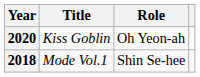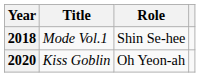rows swapped: (22, 60) <-> (22, 38)
